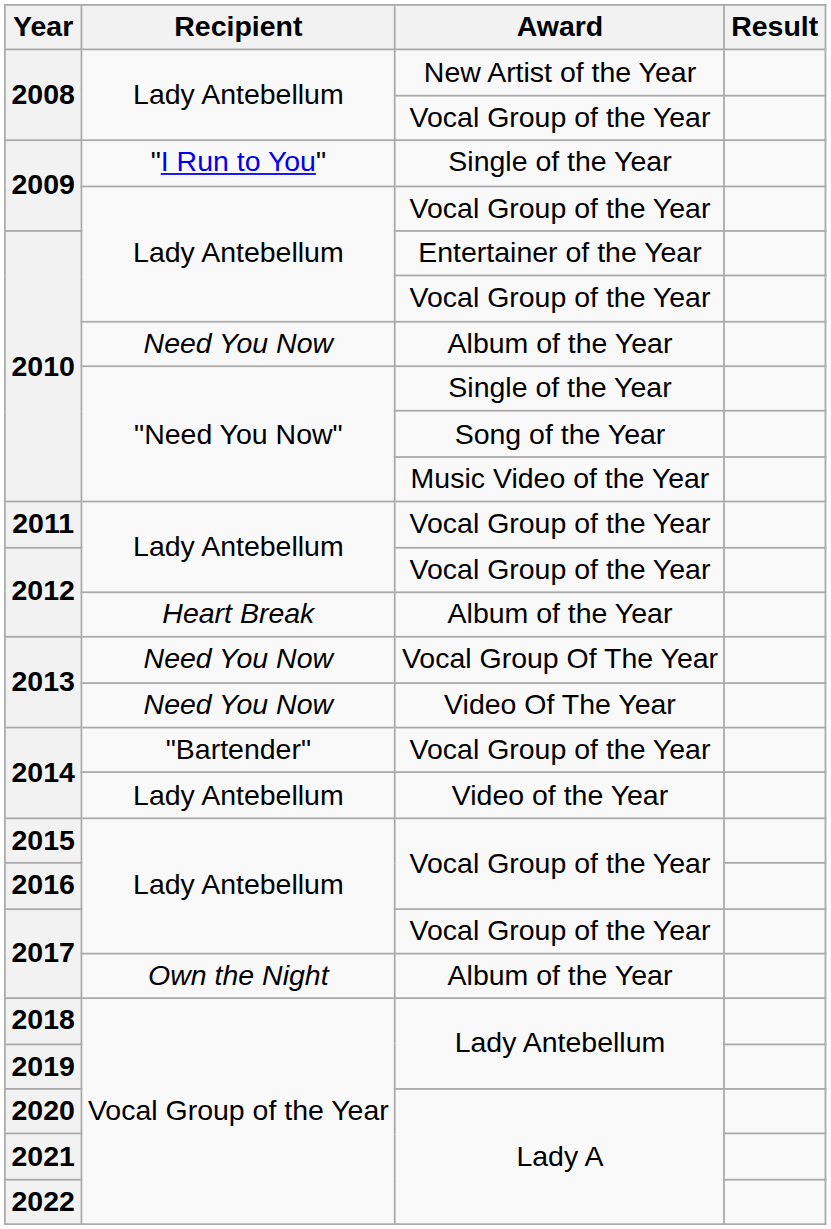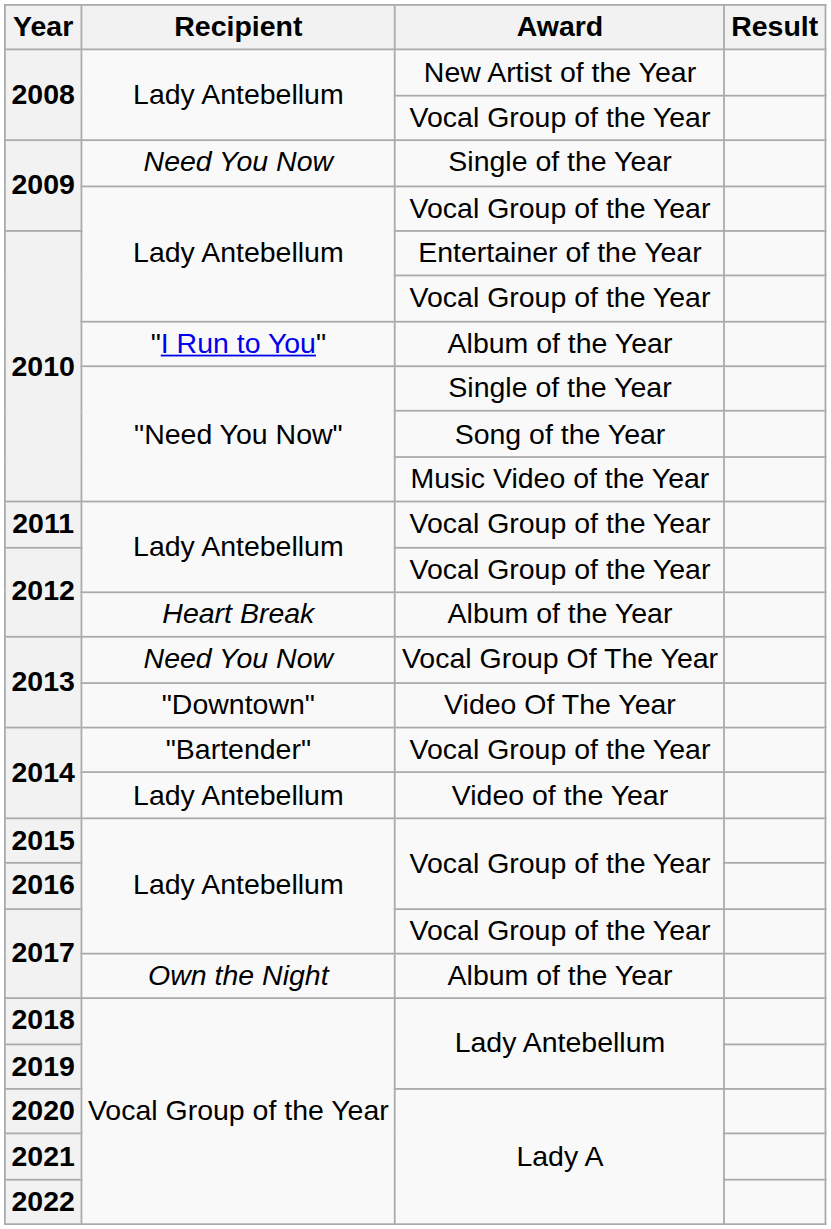(238, 162) "I Run to You" -> (238, 162) Need You Now
(238, 343) Need You Now -> (238, 343) "I Run to You"
(238, 704) Need You Now -> (238, 704) "Downtown"
